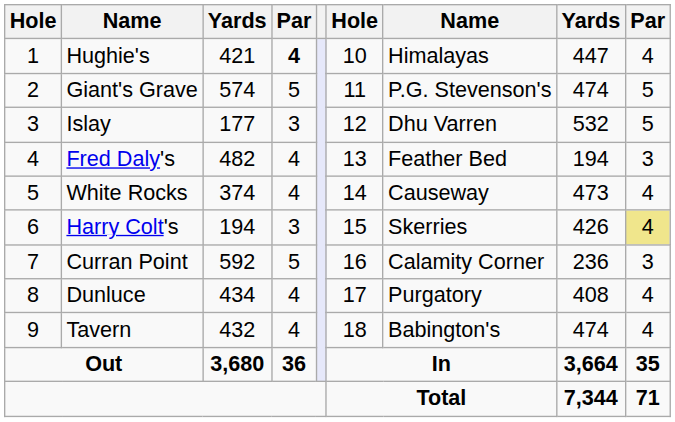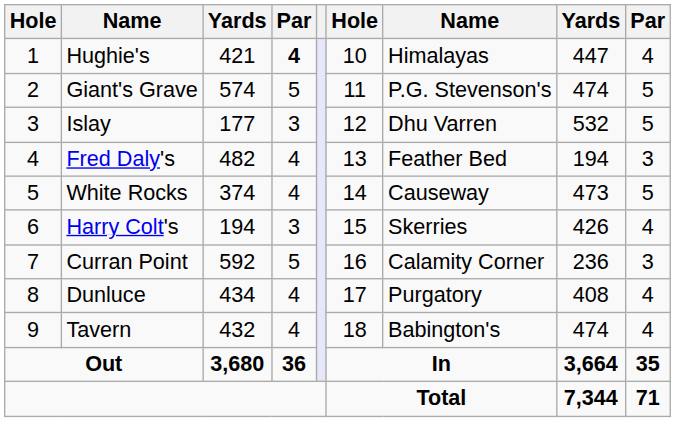(648, 192) 4 -> (648, 192) 5
(648, 227) khaki background -> (648, 227) no background
